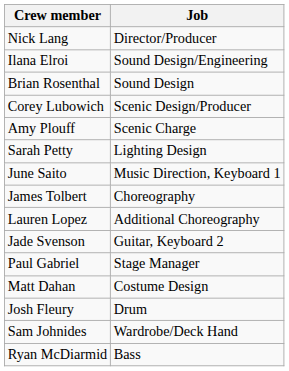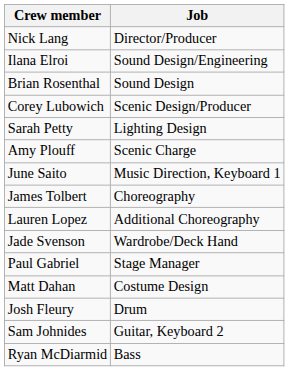rows swapped: (41, 128) <-> (40, 151)
(169, 241) Guitar, Keyboard 2 -> (176, 241) Wardrobe/Deck Hand
(176, 331) Wardrobe/Deck Hand -> (169, 331) Guitar, Keyboard 2
